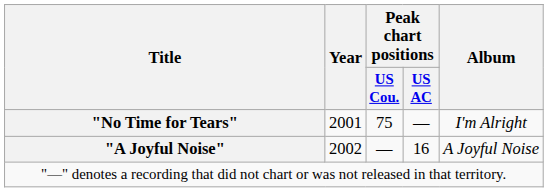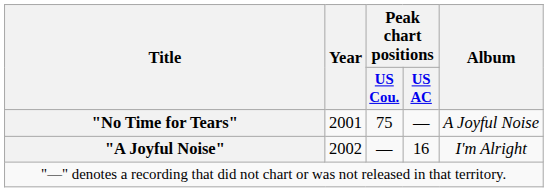(491, 122) I'm Alright -> (491, 122) A Joyful Noise
(491, 148) A Joyful Noise -> (491, 148) I'm Alright
